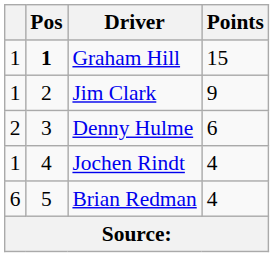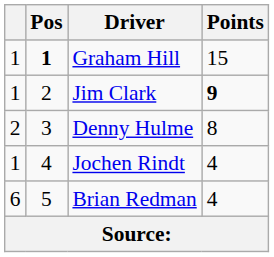(212, 93) normal -> (212, 93) bold
(212, 128) 6 -> (212, 128) 8
